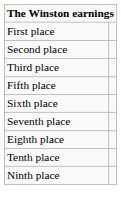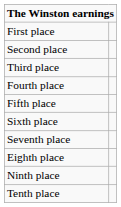+ row: (36, 85)
rows swapped: (33, 175) <-> (33, 157)
